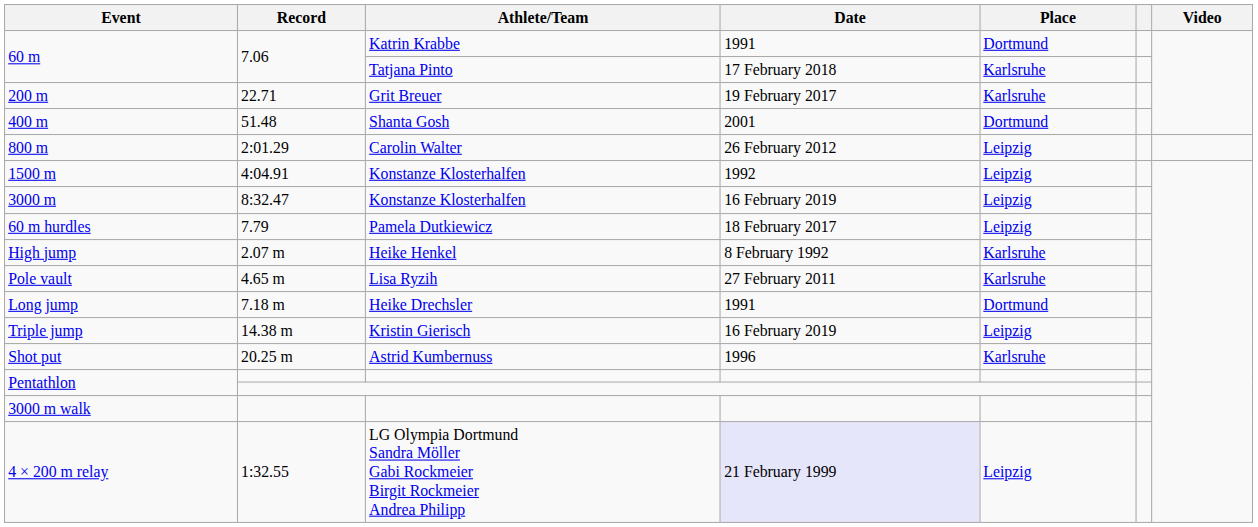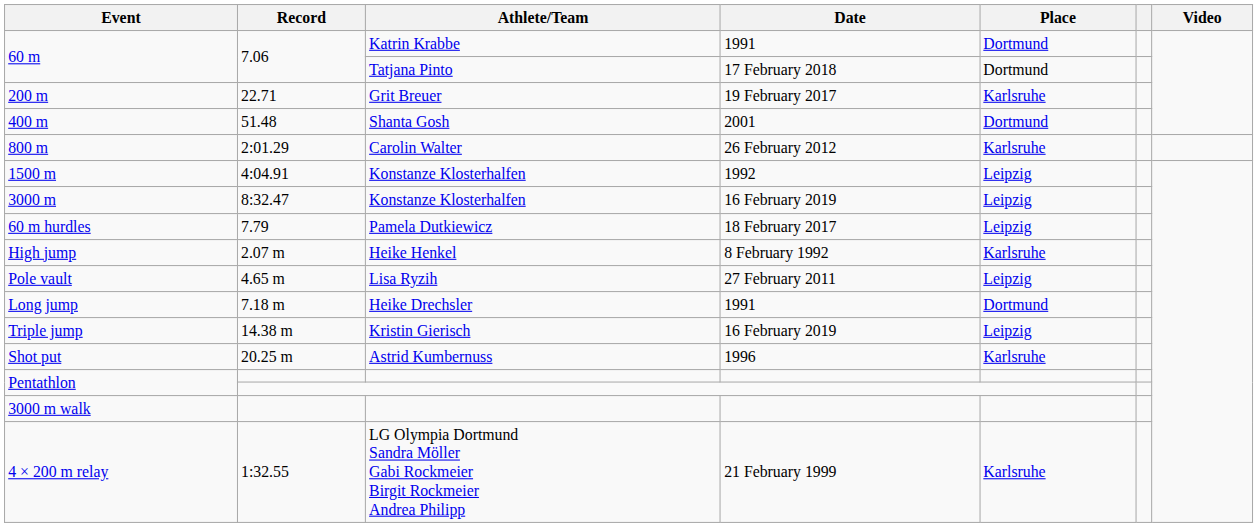(1014, 69) Karlsruhe -> (1016, 69) Dortmund
(1007, 148) Leipzig -> (1014, 148) Karlsruhe
(1014, 278) Karlsruhe -> (1007, 278) Leipzig
(780, 472) lavender background -> (780, 472) no background
(1007, 472) Leipzig -> (1014, 472) Karlsruhe
